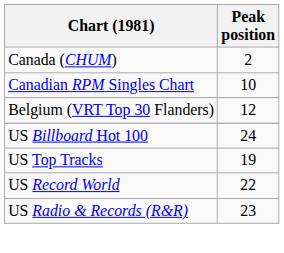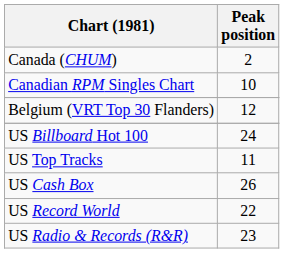(248, 160) 19 -> (248, 160) 11
+ row: (51, 185)
